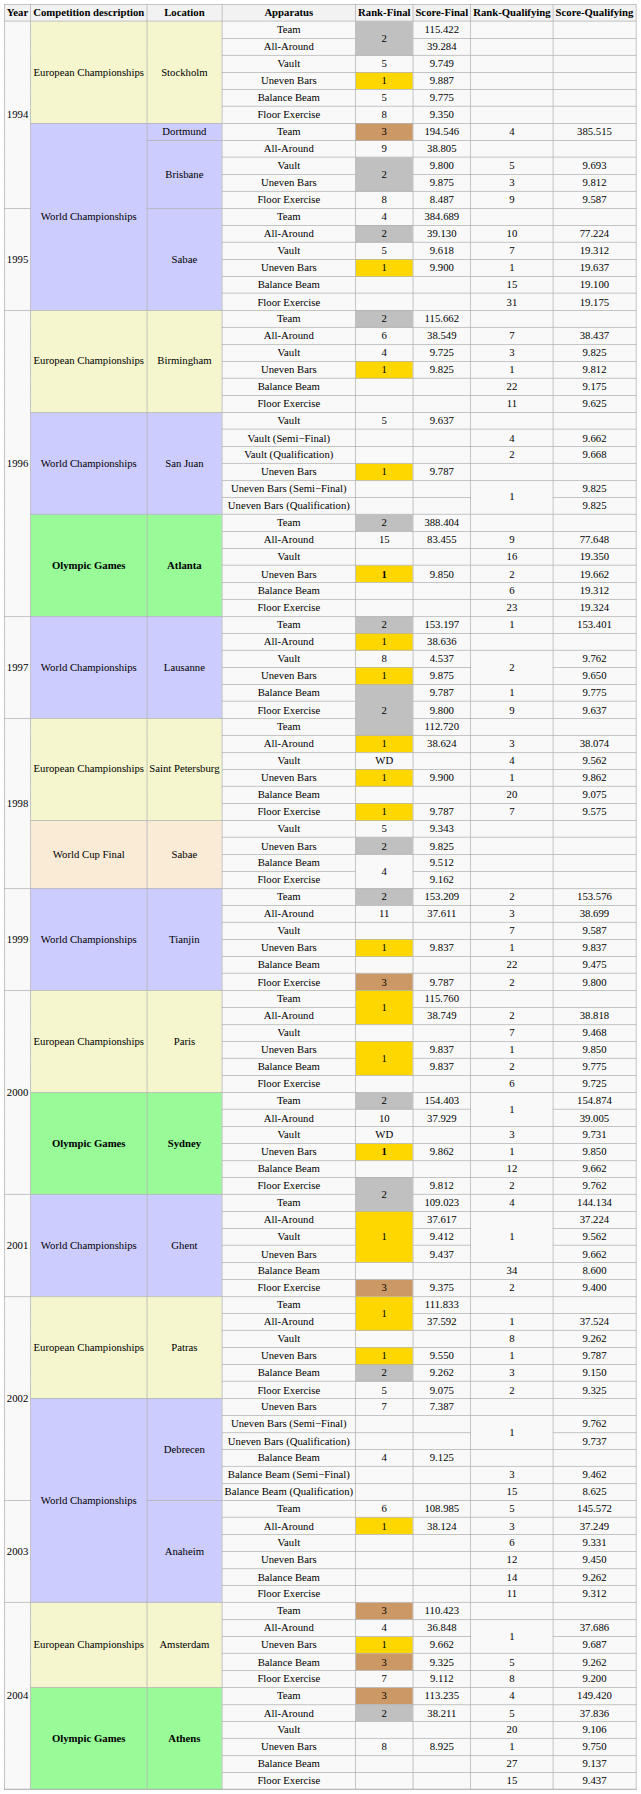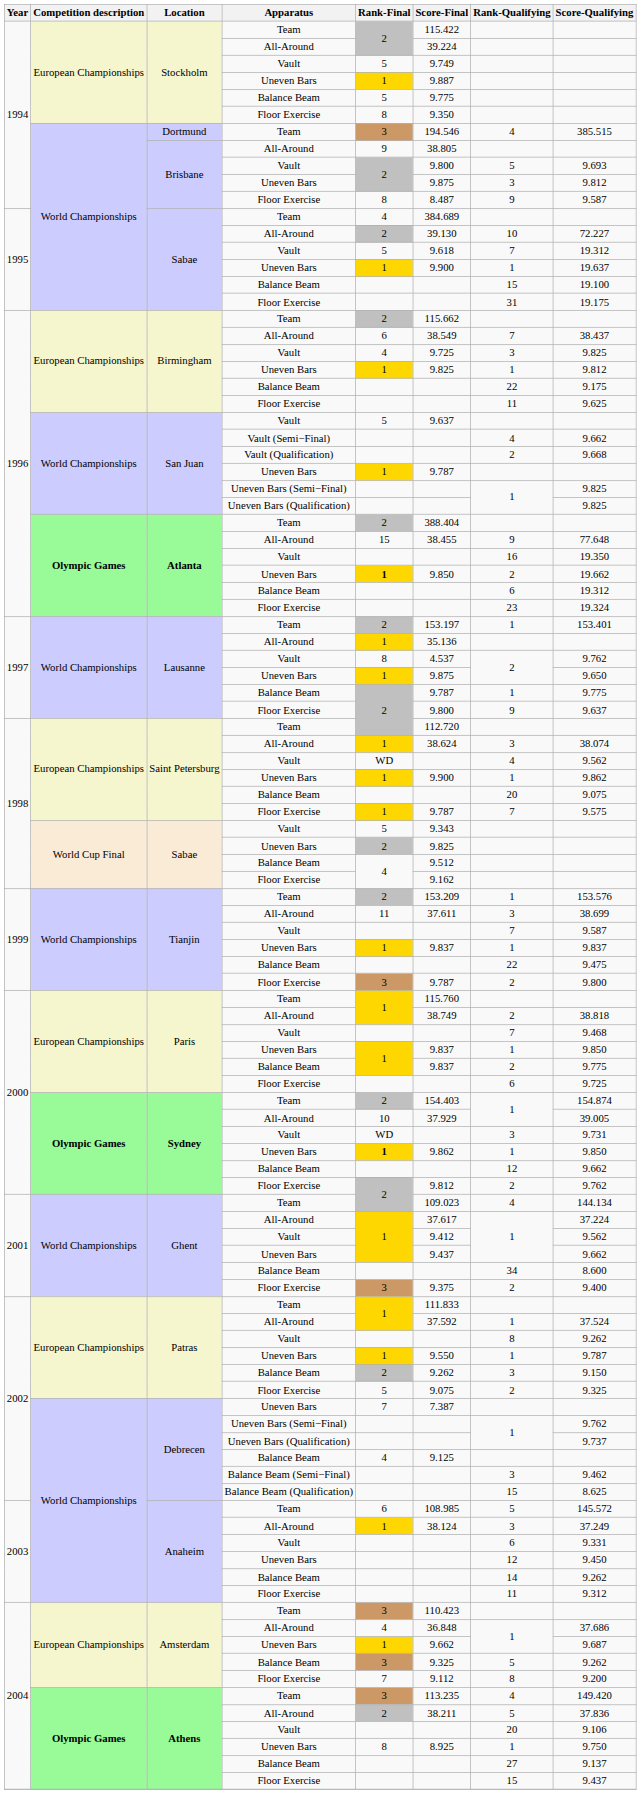(442, 47) 39.284 -> (442, 47) 39.224
(594, 234) 77.224 -> (594, 234) 72.227
(442, 540) 83.455 -> (442, 540) 38.455
(442, 642) 38.636 -> (442, 642) 35.136
(512, 897) 2 -> (512, 897) 1
